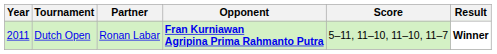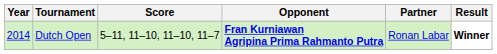columns swapped: (130, 13) <-> (388, 13)
(18, 36) 2011 -> (19, 36) 2014
